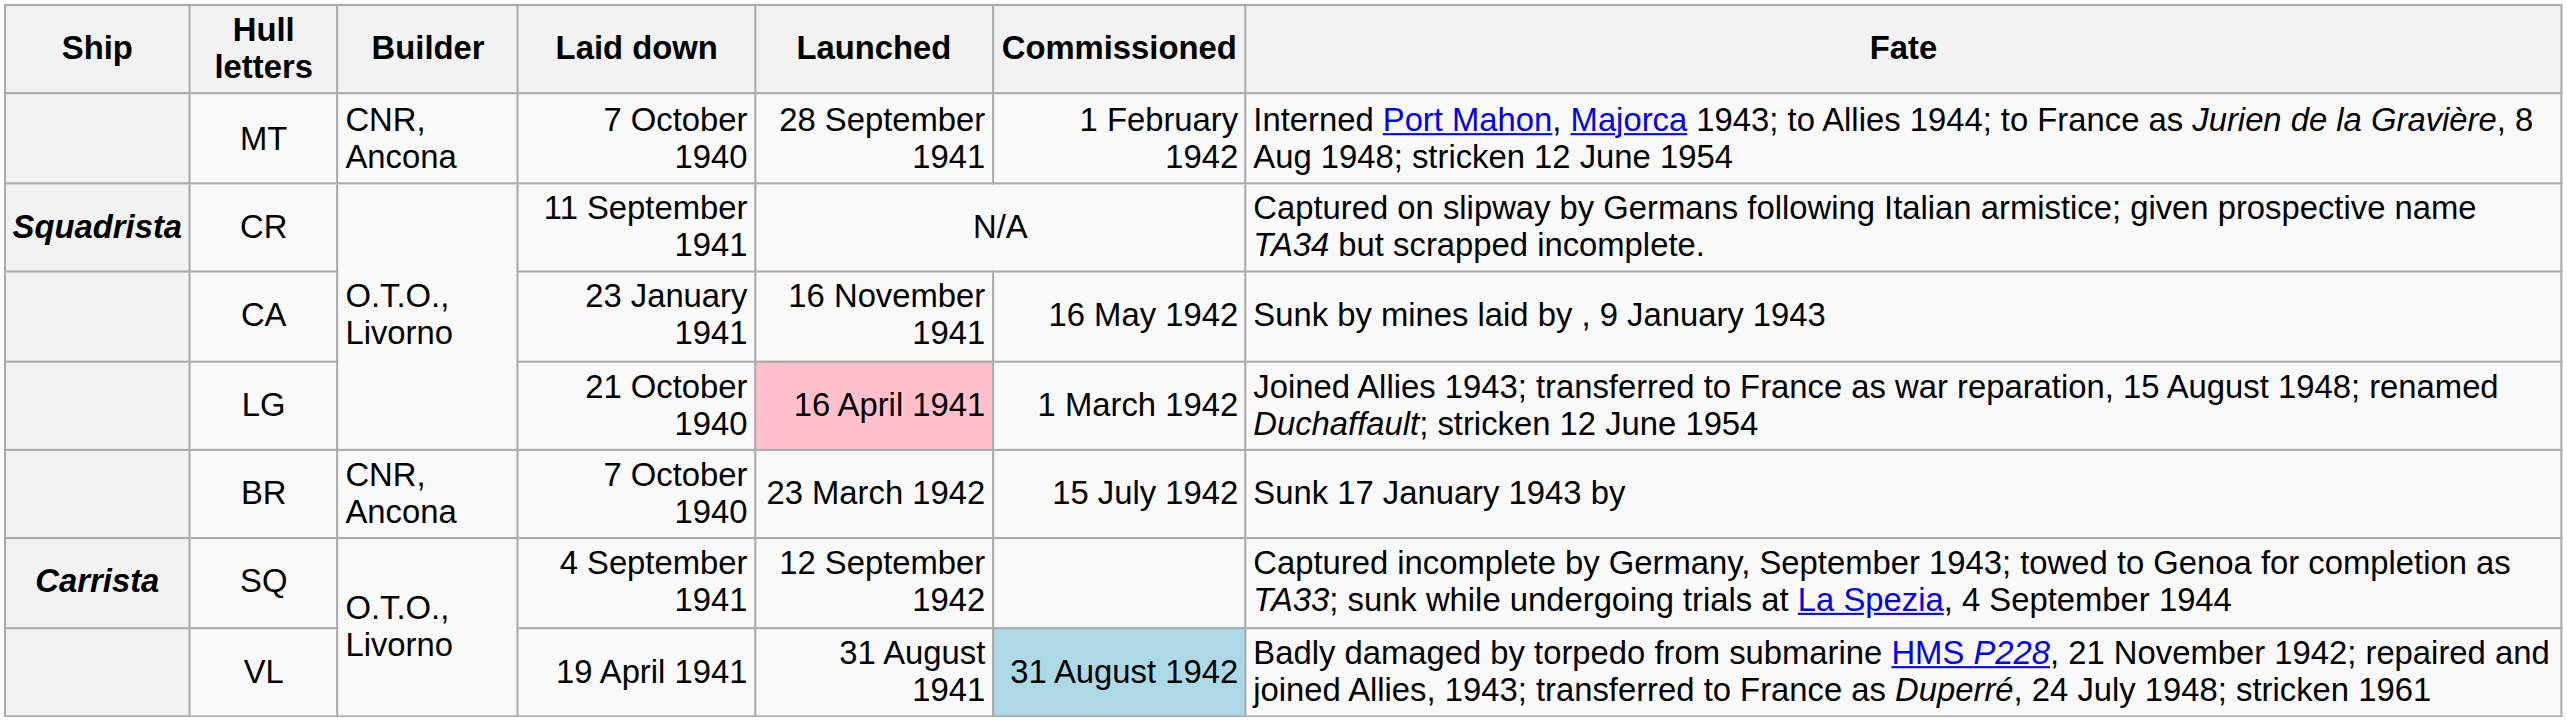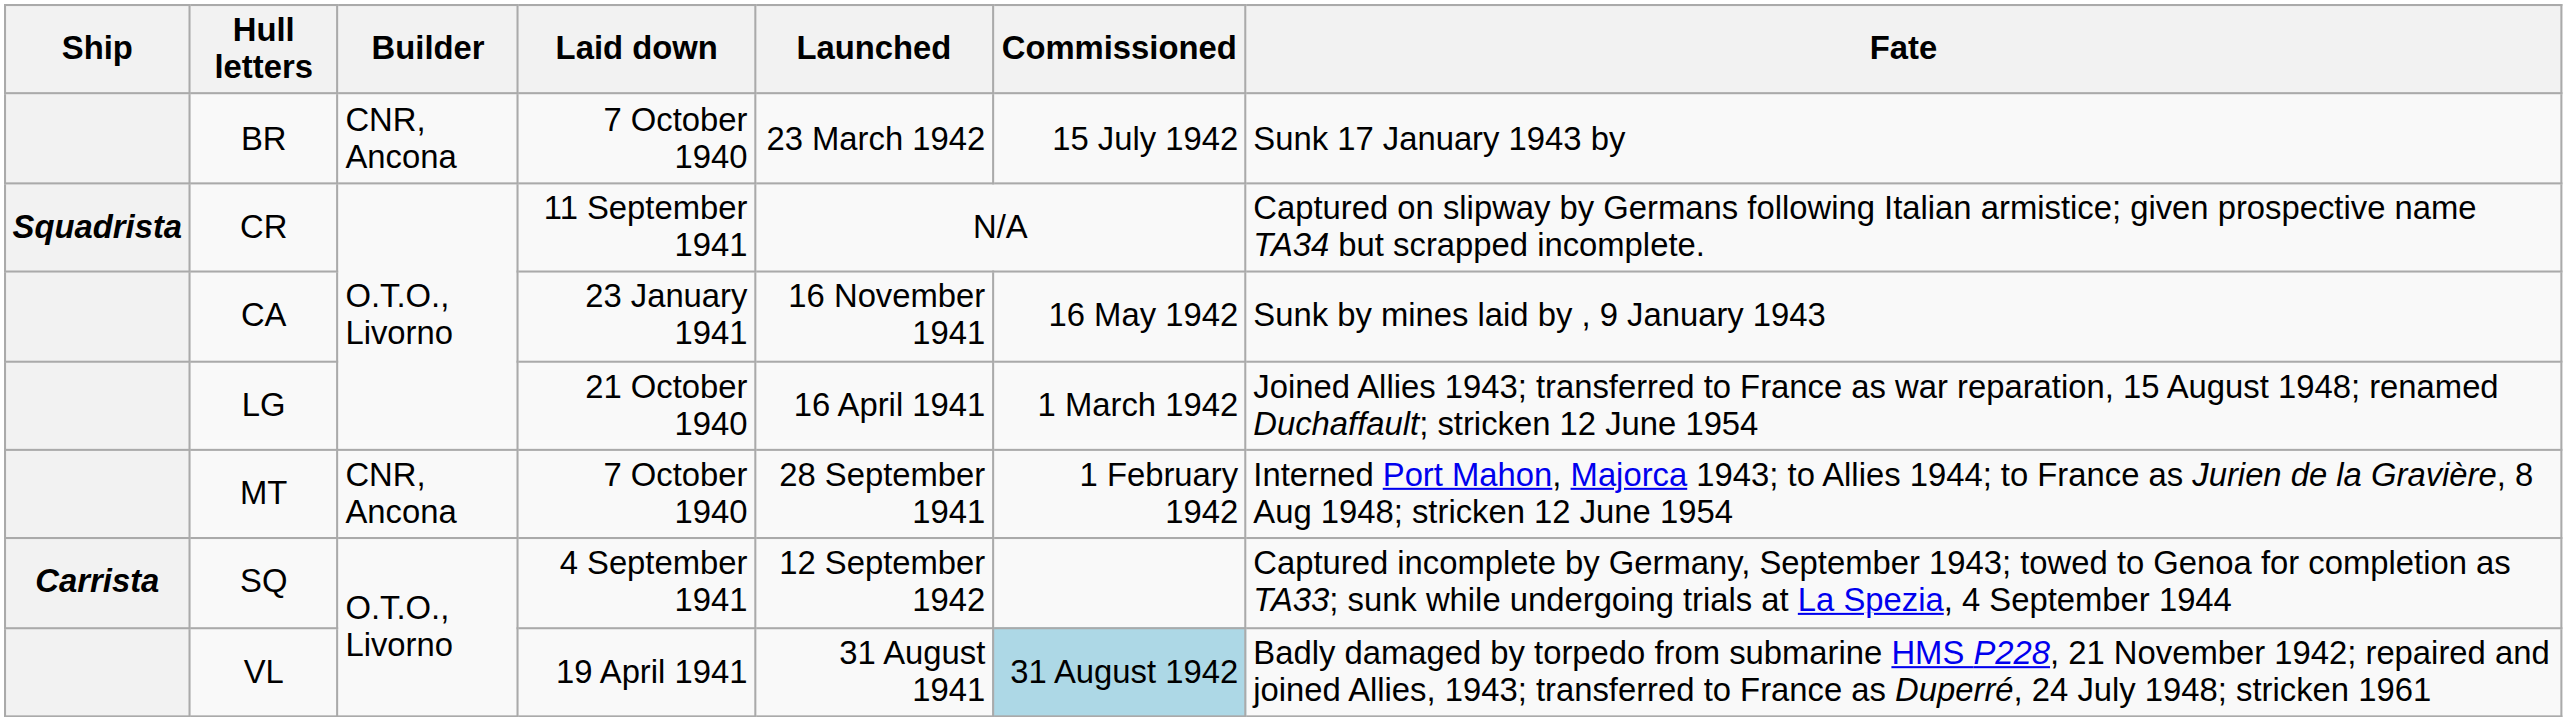rows swapped: (264, 493) <-> (264, 137)
(890, 404) pink background -> (890, 404) no background
